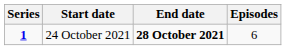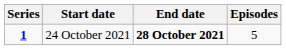(254, 34) 6 -> (254, 34) 5
